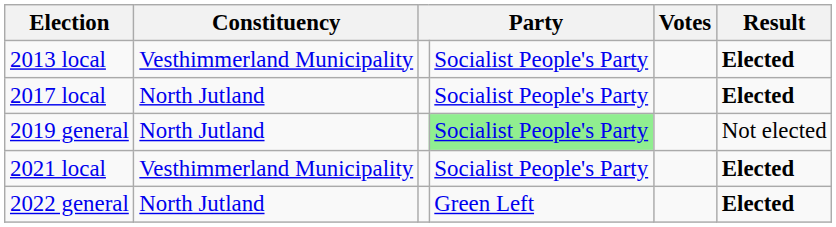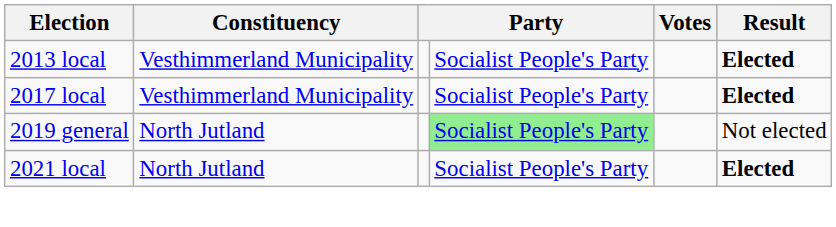(202, 95) North Jutland -> (276, 95) Vesthimmerland Municipality
(276, 167) Vesthimmerland Municipality -> (202, 167) North Jutland
- row: (69, 204)
